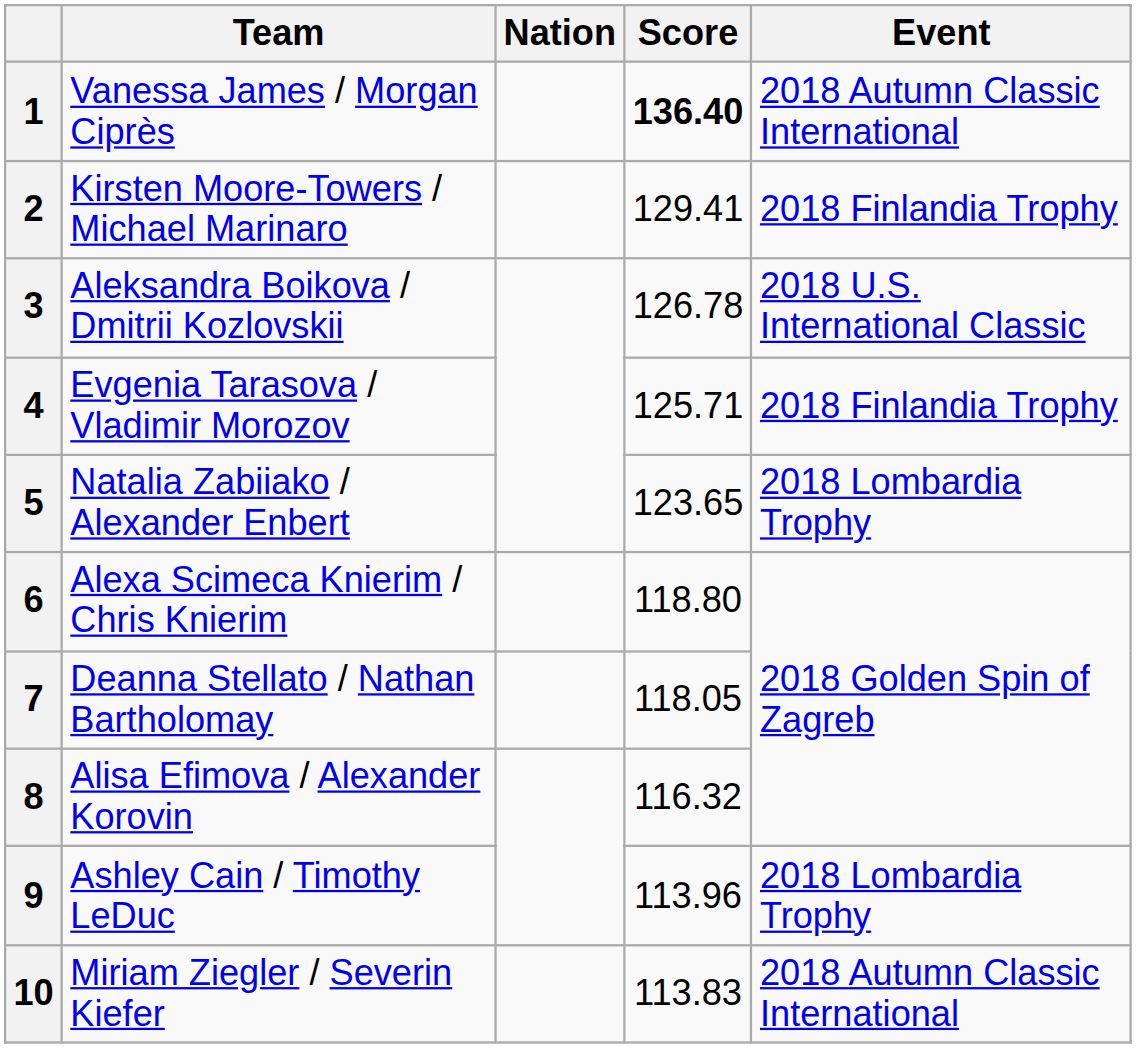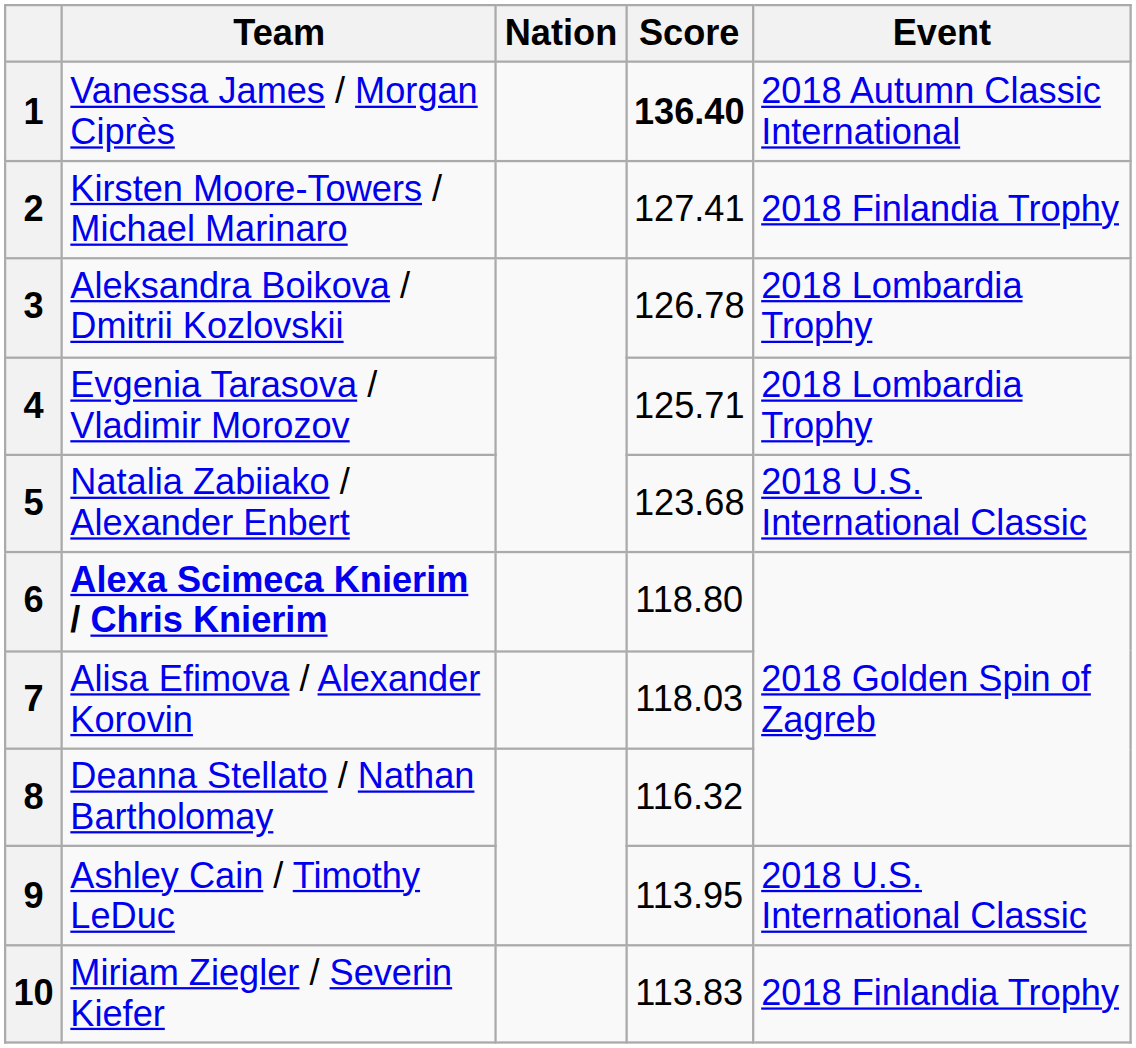(688, 208) 129.41 -> (689, 208) 127.41
(923, 306) 2018 U.S. International Classic -> (892, 306) 2018 Lombardia Trophy
(939, 404) 2018 Finlandia Trophy -> (892, 404) 2018 Lombardia Trophy
(688, 502) 123.65 -> (689, 502) 123.68
(891, 502) 2018 Lombardia Trophy -> (924, 502) 2018 U.S. International Classic
(266, 600) normal -> (269, 600) bold
(272, 699) Deanna Stellato / Nathan Bartholomay -> (275, 699) Alisa Efimova / Alexander Korovin
(688, 699) 118.05 -> (689, 699) 118.03
(275, 797) Alisa Efimova / Alexander Korovin -> (272, 797) Deanna Stellato / Nathan Bartholomay
(688, 895) 113.96 -> (689, 895) 113.95
(891, 895) 2018 Lombardia Trophy -> (924, 895) 2018 U.S. International Classic
(930, 993) 2018 Autumn Classic International -> (940, 993) 2018 Finlandia Trophy
